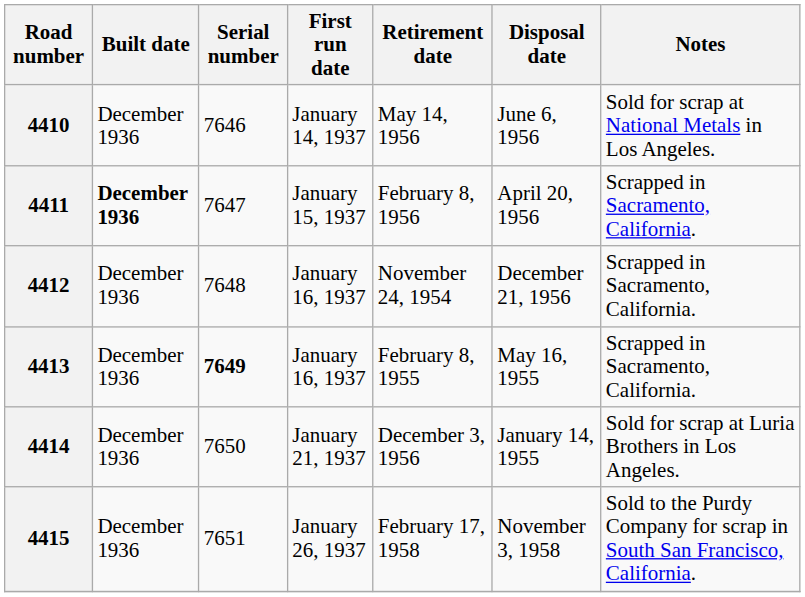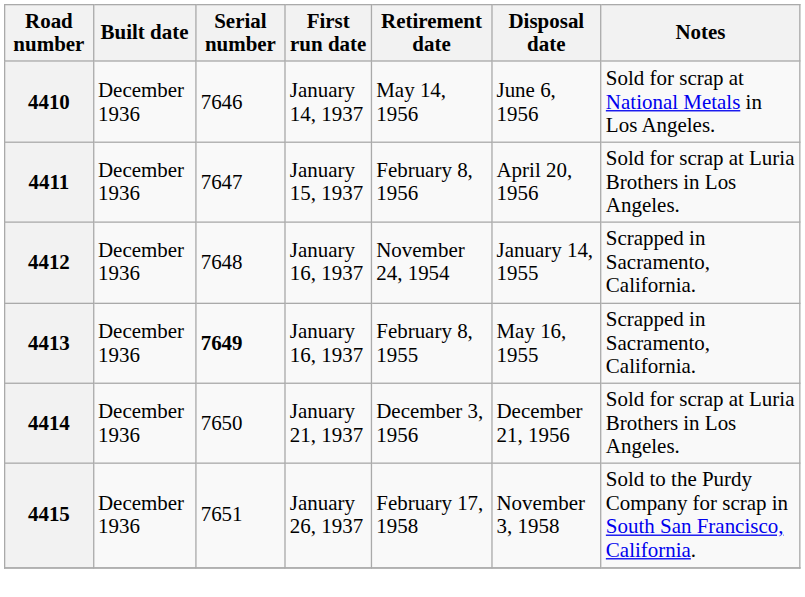(143, 205) bold -> (141, 181) normal
(658, 205) Scrapped in Sacramento, California. -> (700, 181) Sold for scrap at Luria Brothers in Los Angeles.
(540, 285) December 21, 1956 -> (545, 262) January 14, 1955
(546, 446) January 14, 1955 -> (540, 423) December 21, 1956
